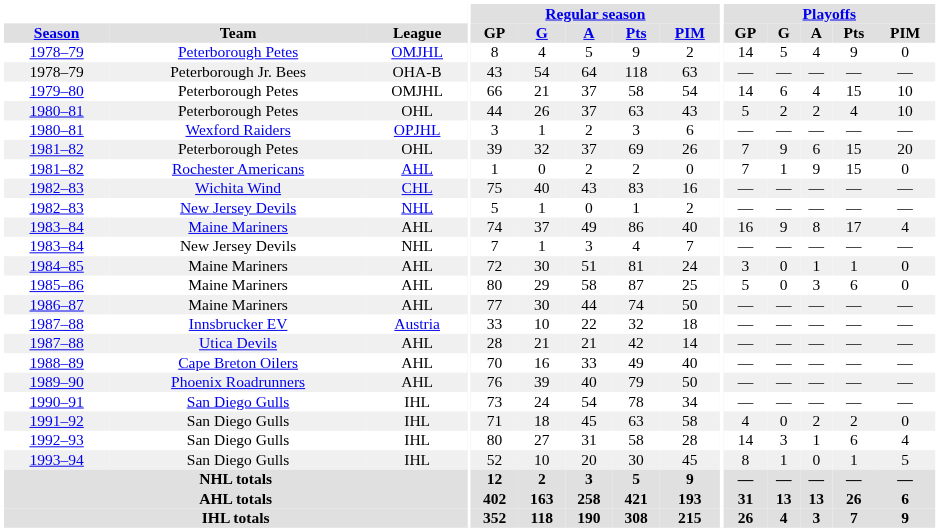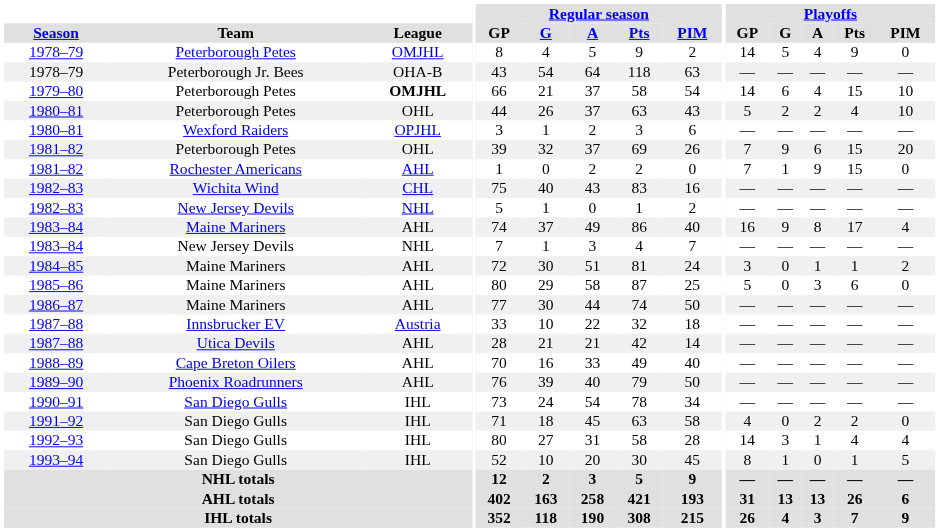(417, 91) normal -> (418, 91) bold
(905, 265) 0 -> (905, 265) 2
(854, 440) 6 -> (855, 440) 4
